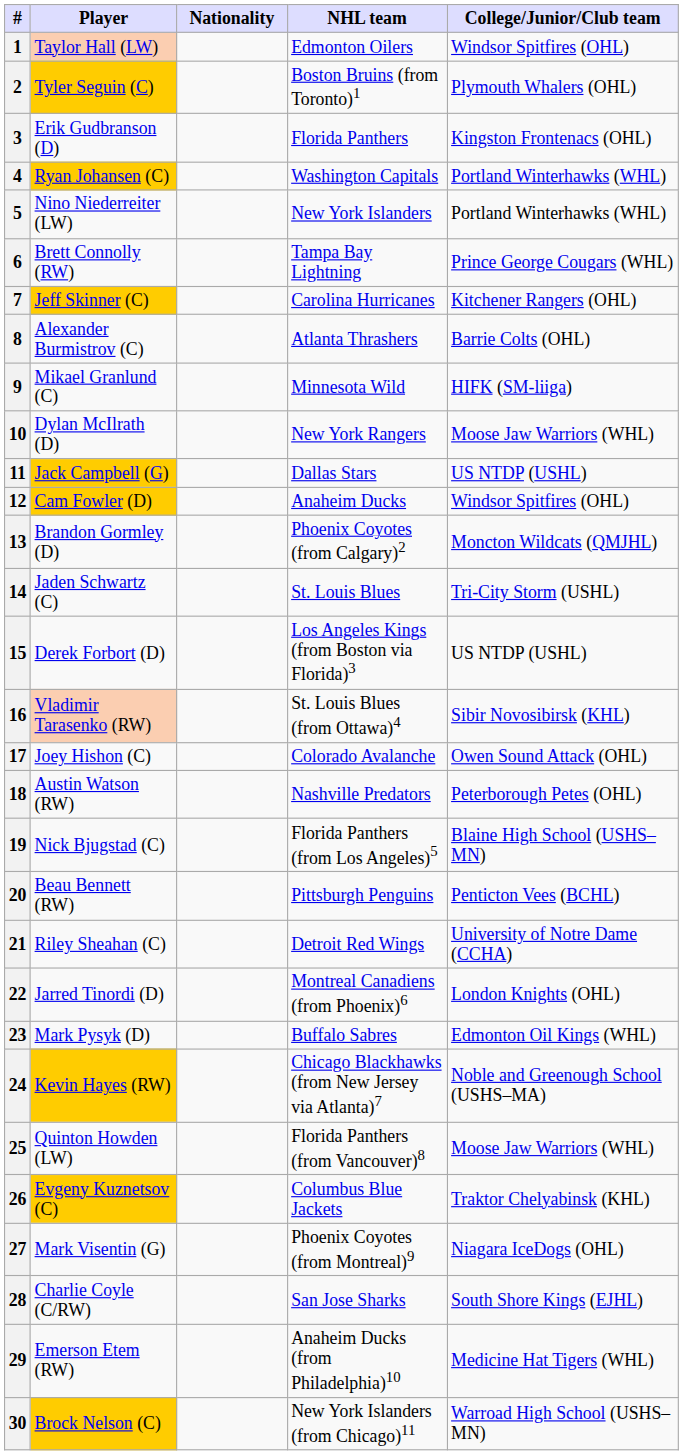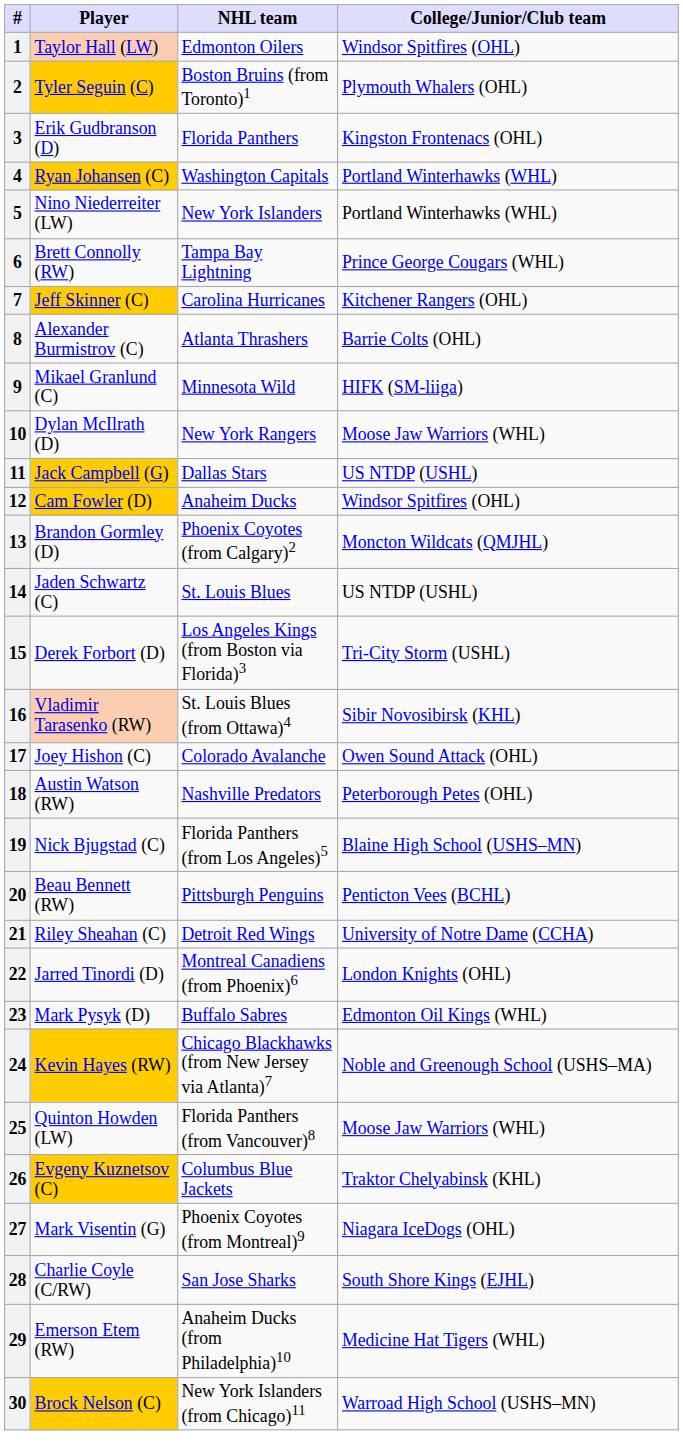- column: (232, 18)
(535, 592) Tri-City Storm (USHL) -> (410, 592) US NTDP (USHL)
(519, 652) US NTDP (USHL) -> (426, 652) Tri-City Storm (USHL)
